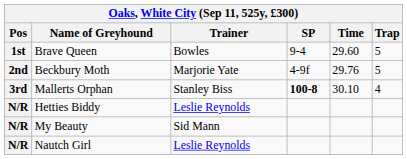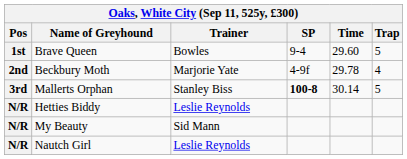(346, 70) 29.76 -> (346, 70) 29.78
(378, 70) 5 -> (378, 70) 4
(346, 88) 30.10 -> (346, 88) 30.14
(378, 88) 4 -> (378, 88) 5
